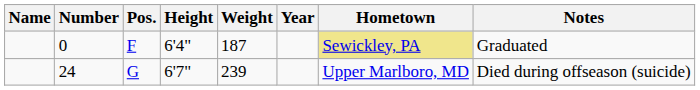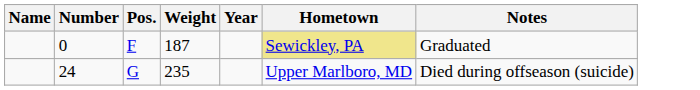- column: (189, 17)
(234, 71) 239 -> (177, 71) 235
